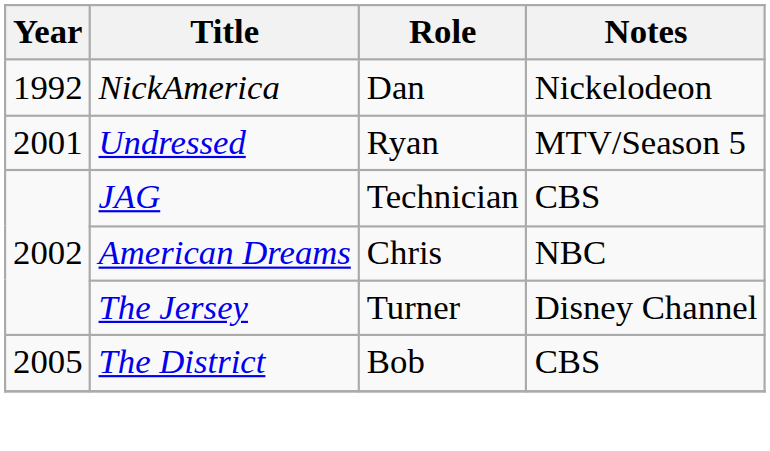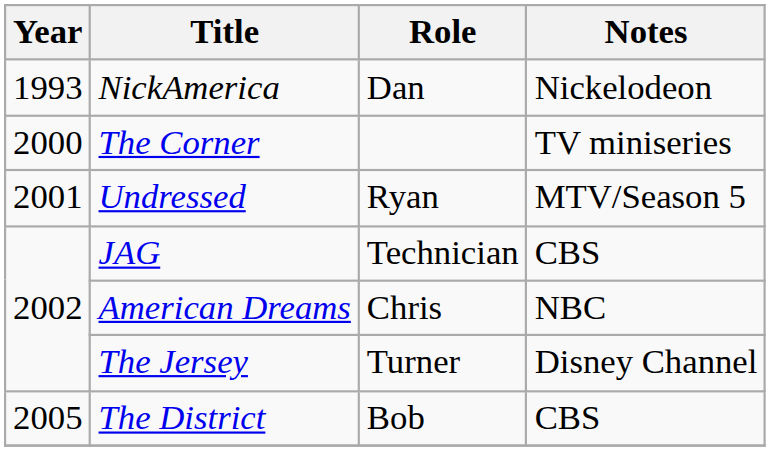(48, 87) 1992 -> (48, 87) 1993
+ row: (179, 142)
